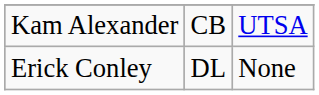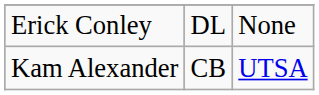rows swapped: (95, 25) <-> (81, 67)
